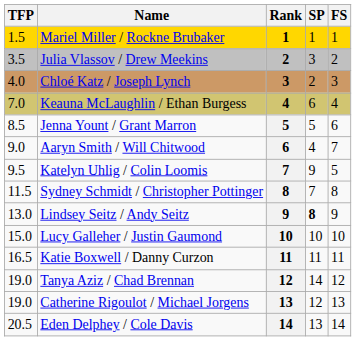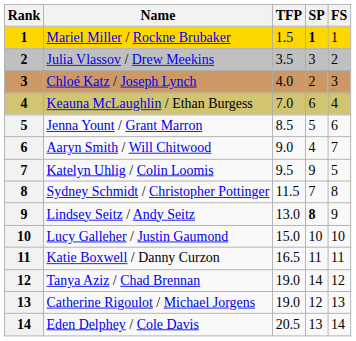columns swapped: (286, 15) <-> (21, 15)
(312, 37) normal -> (312, 37) bold
